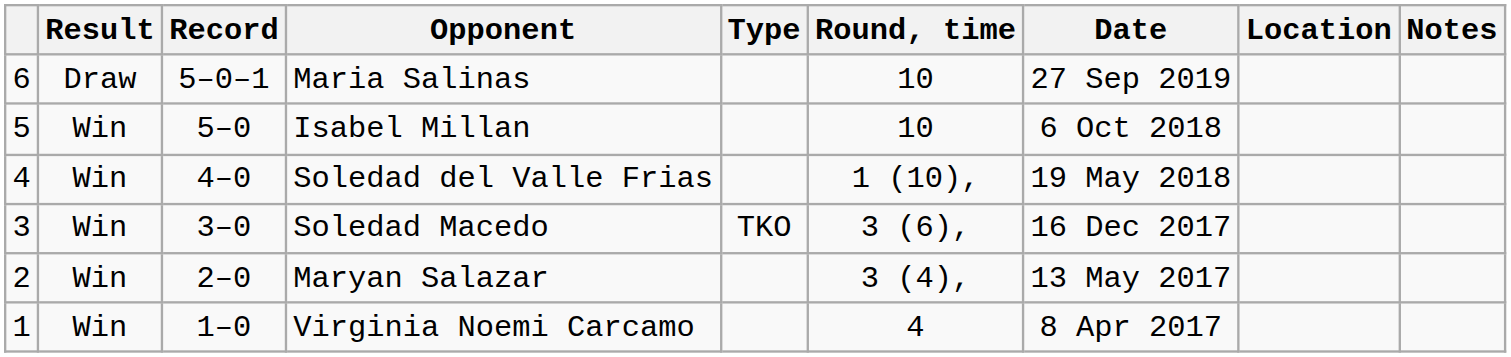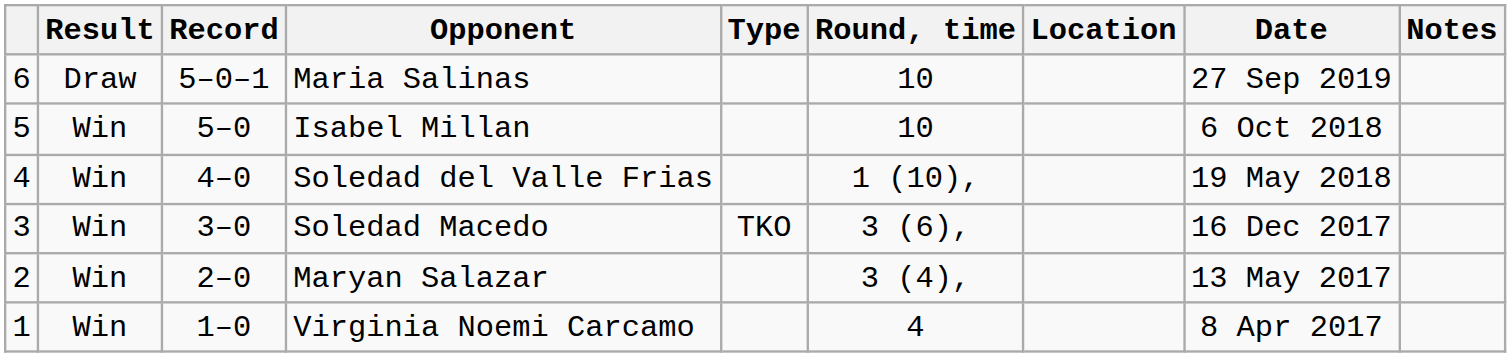columns swapped: (1131, 30) <-> (1319, 30)
